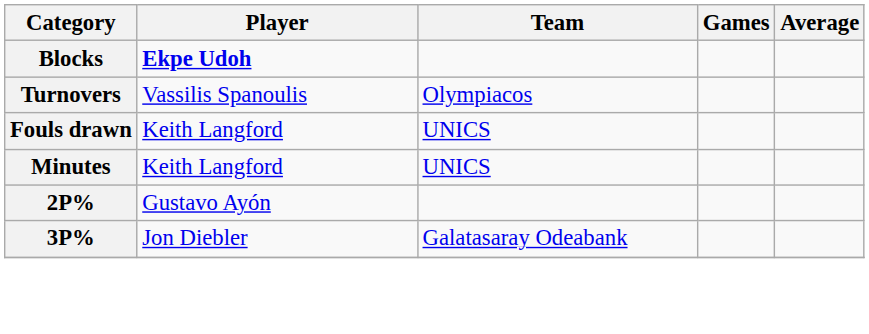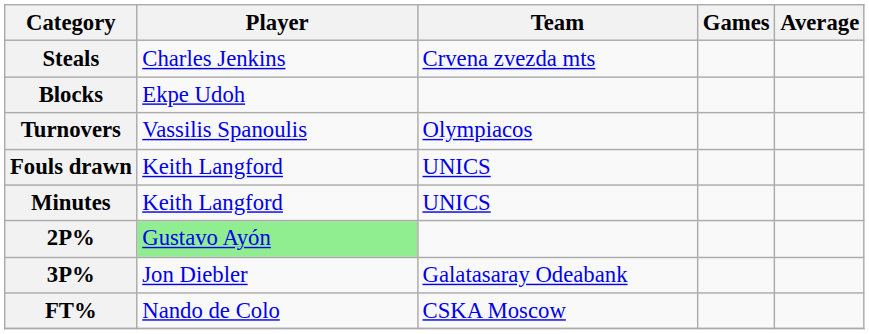+ row: (71, 58)
(197, 58) bold -> (194, 94) normal
(207, 202) no background -> (207, 238) lightgreen background
+ row: (71, 310)
